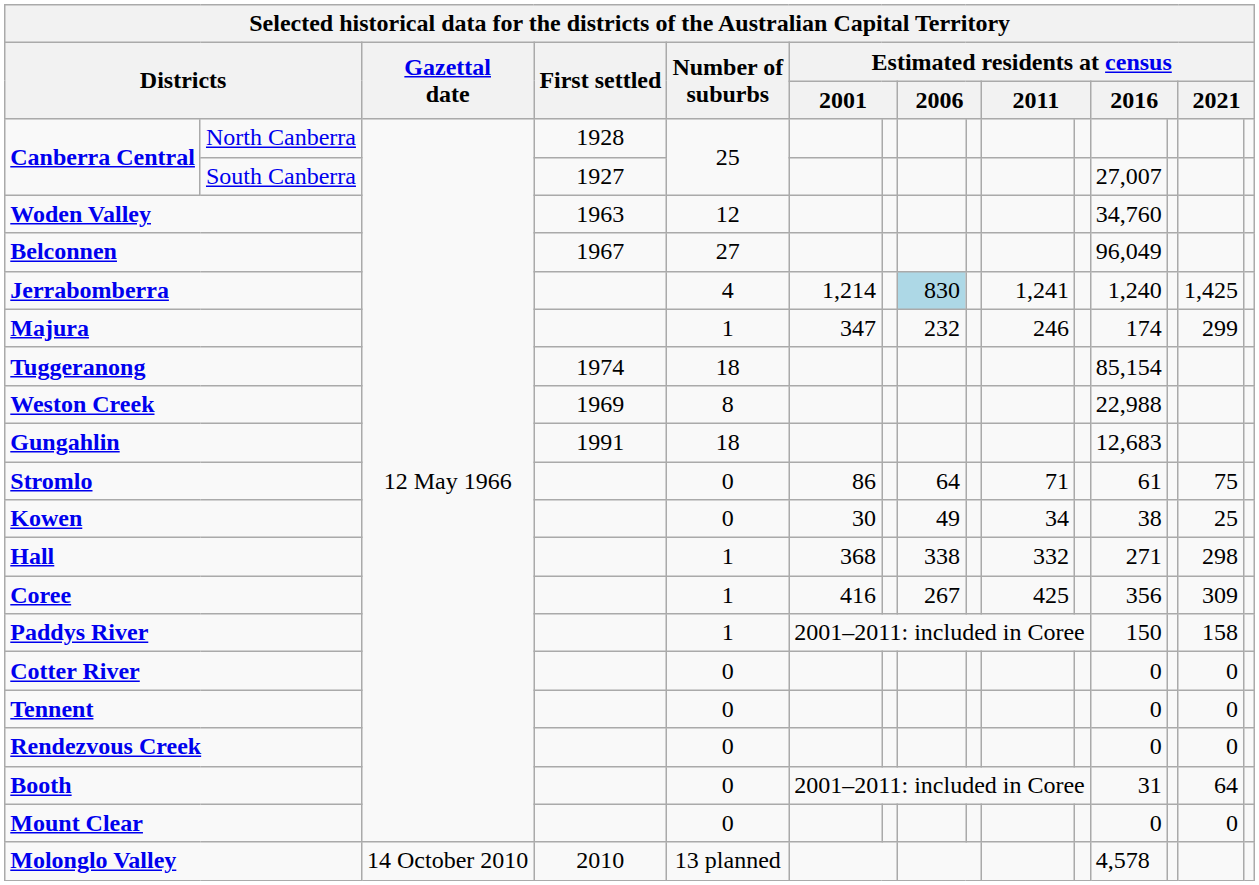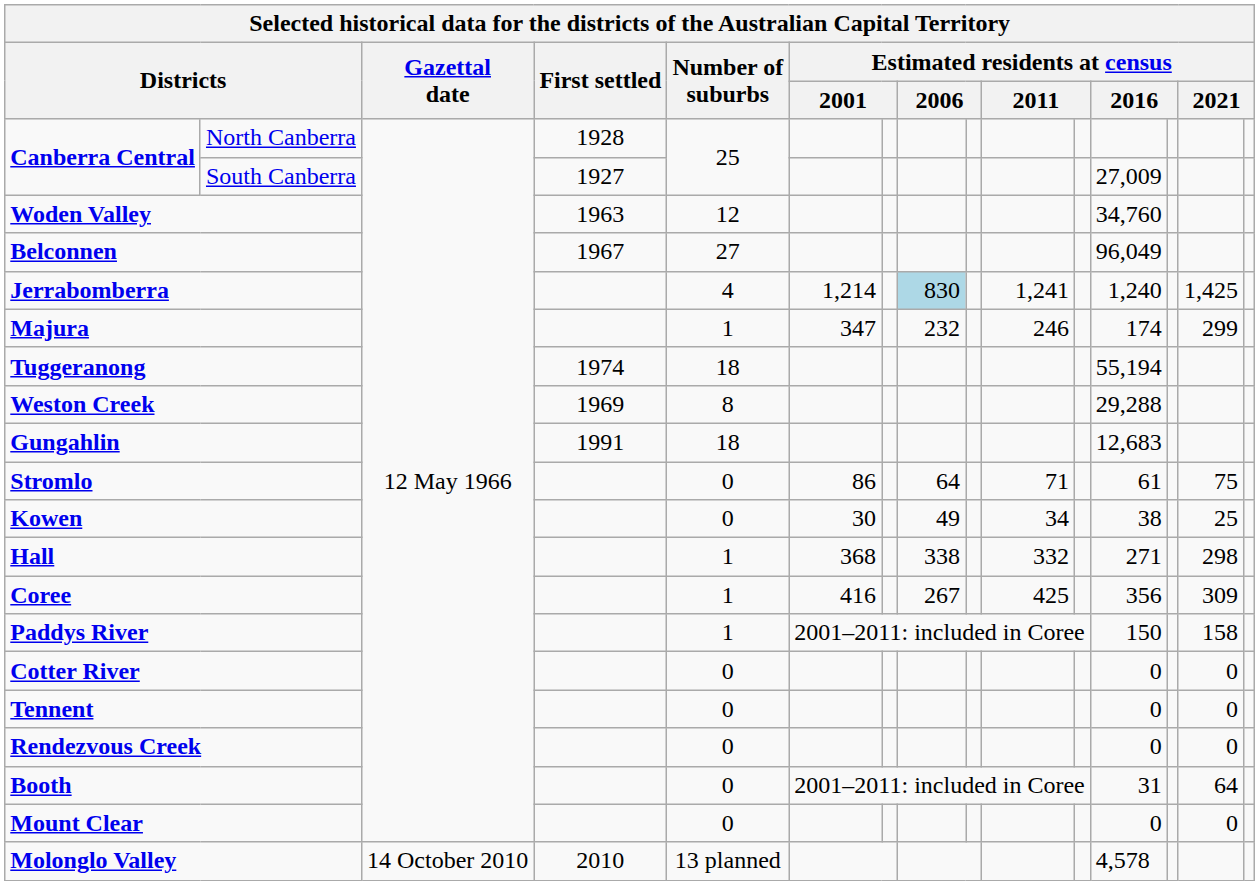(1129, 175) 27,007 -> (1129, 175) 27,009
(1129, 366) 85,154 -> (1129, 366) 55,194
(1129, 404) 22,988 -> (1129, 404) 29,288
